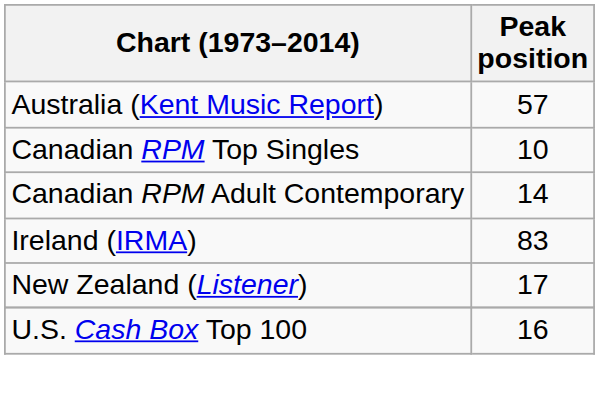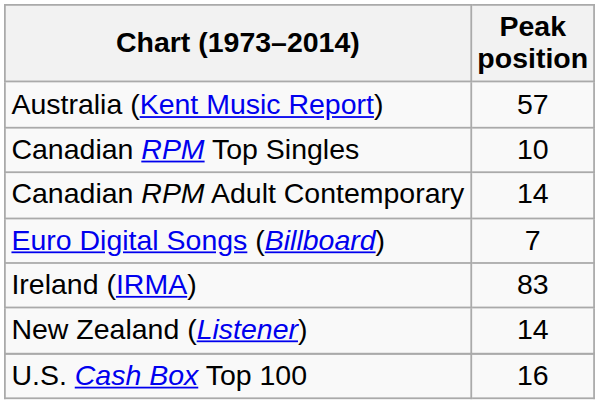+ row: (198, 239)
(533, 284) 17 -> (533, 330) 14
